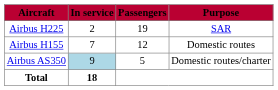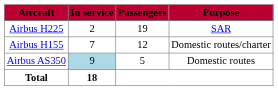(221, 45) Domestic routes -> (221, 45) Domestic routes/charter
(221, 61) Domestic routes/charter -> (221, 61) Domestic routes
